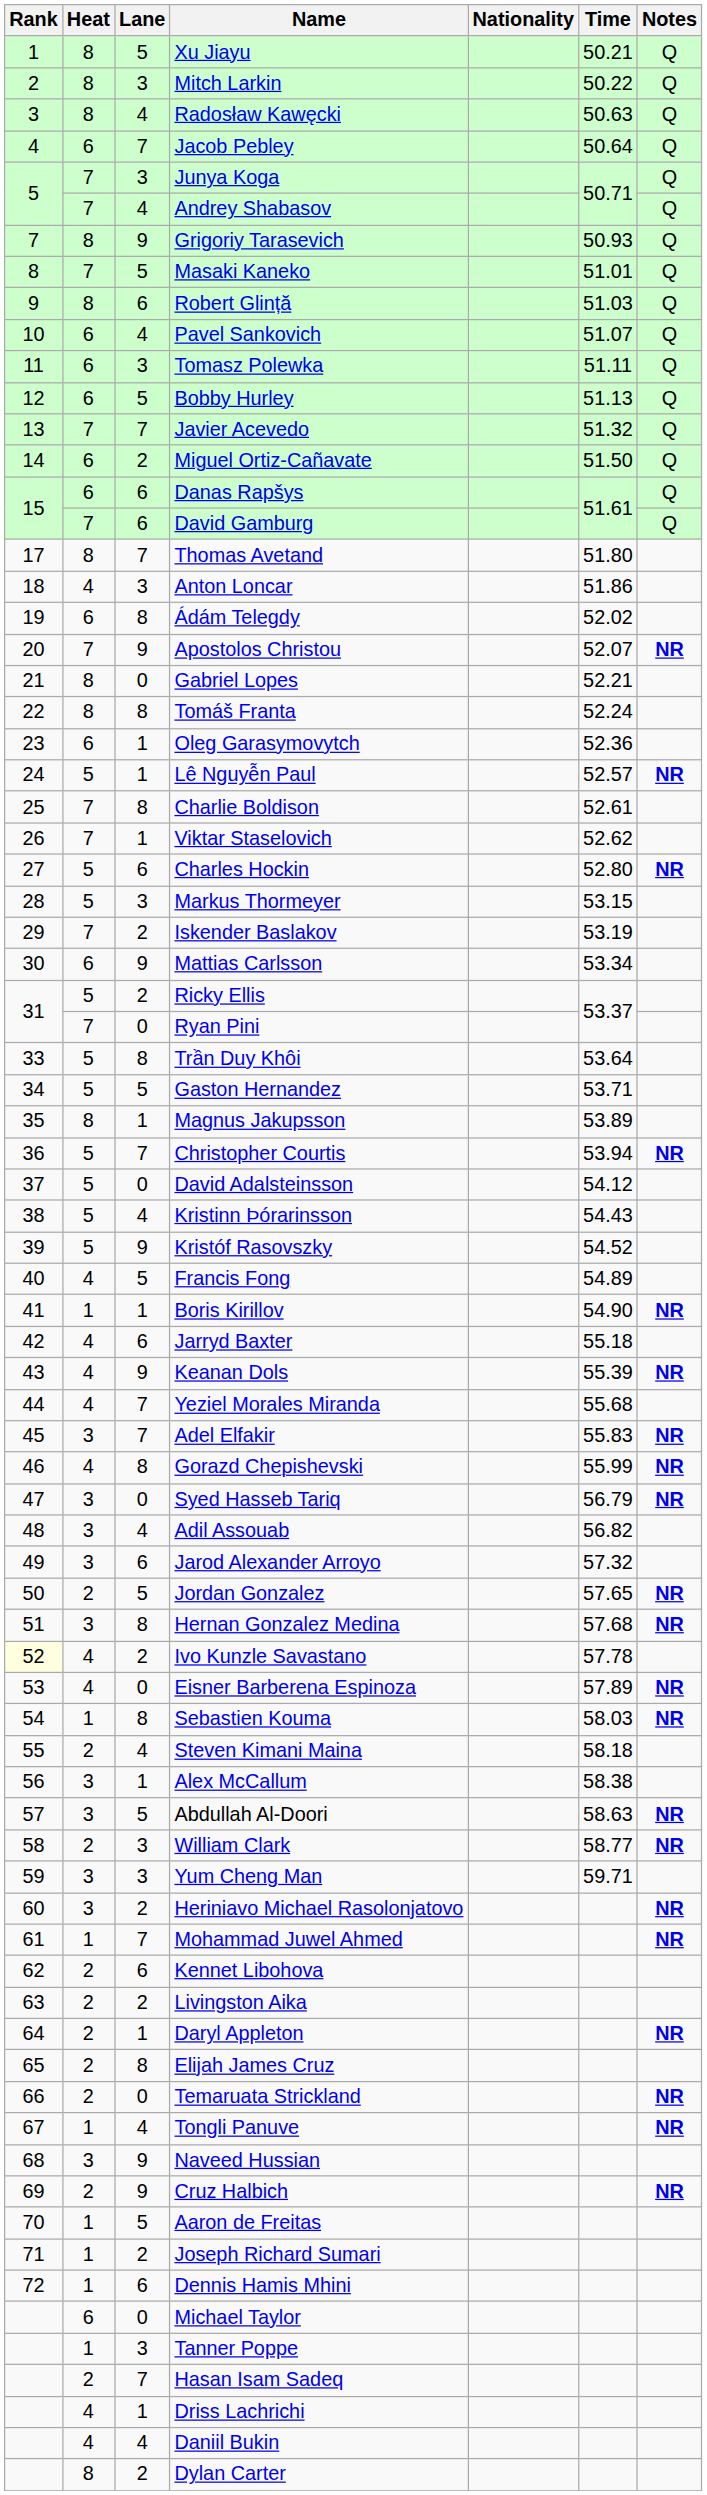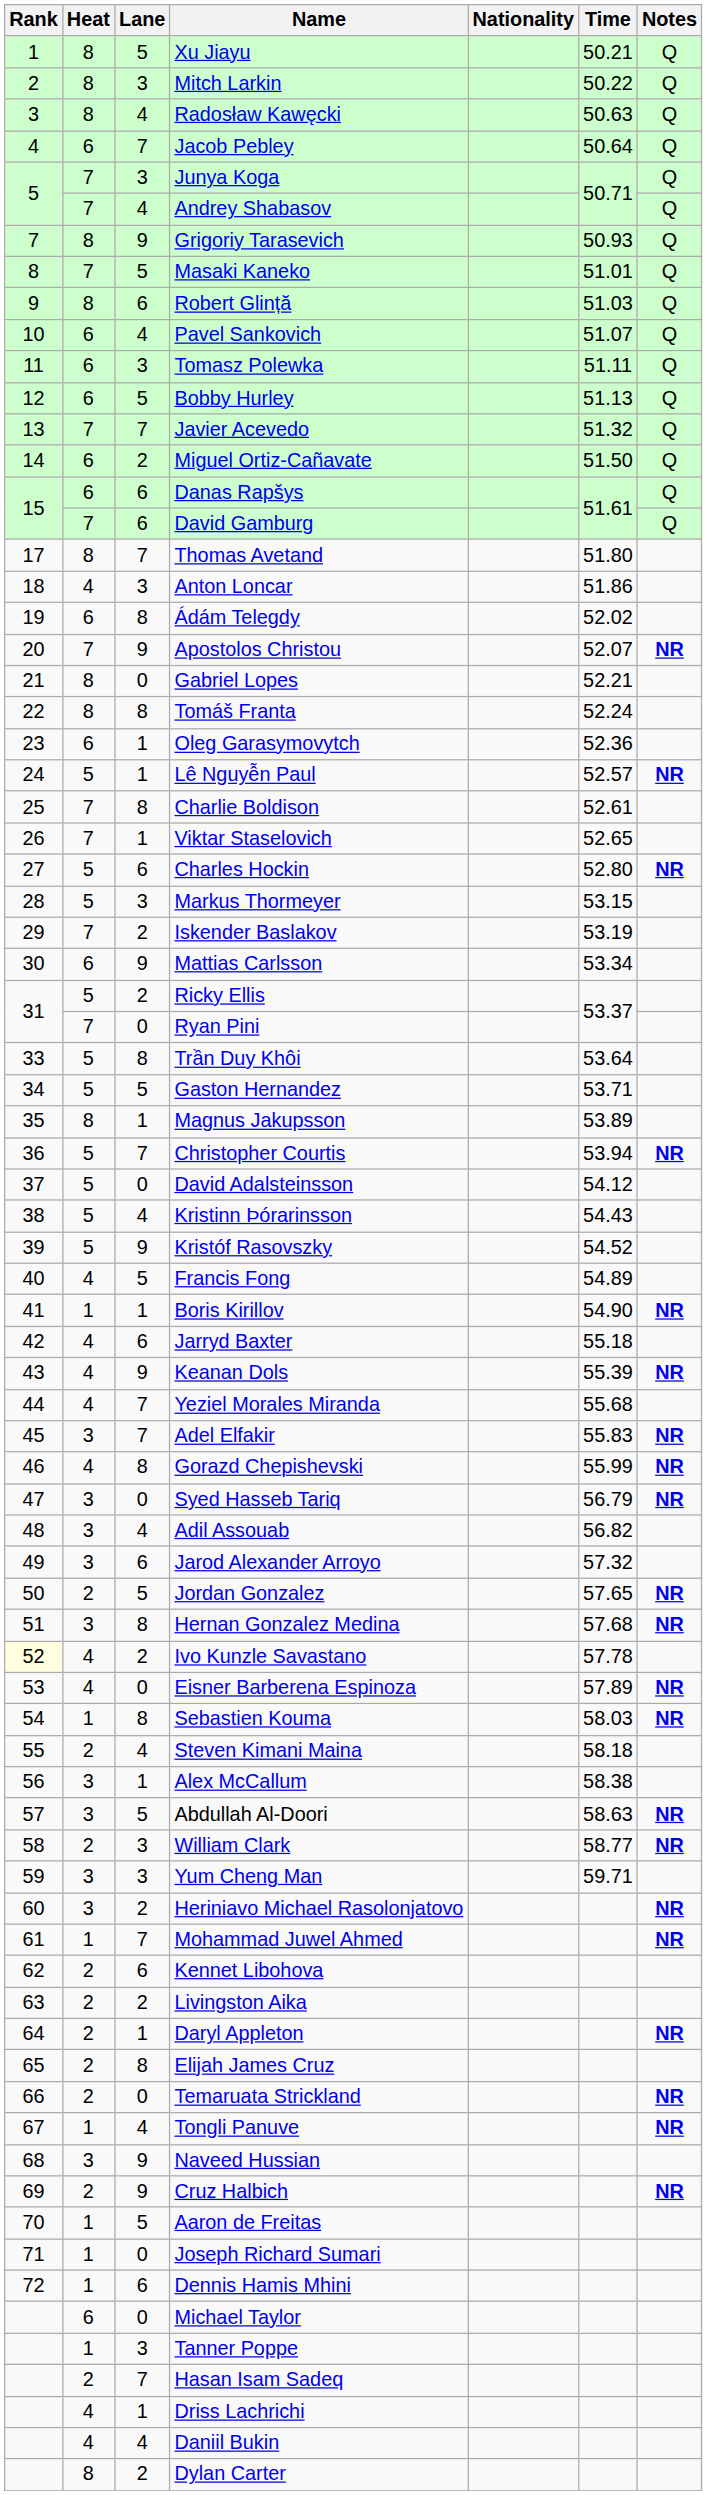(608, 838) 52.62 -> (608, 838) 52.65
(142, 2254) 2 -> (142, 2254) 0
